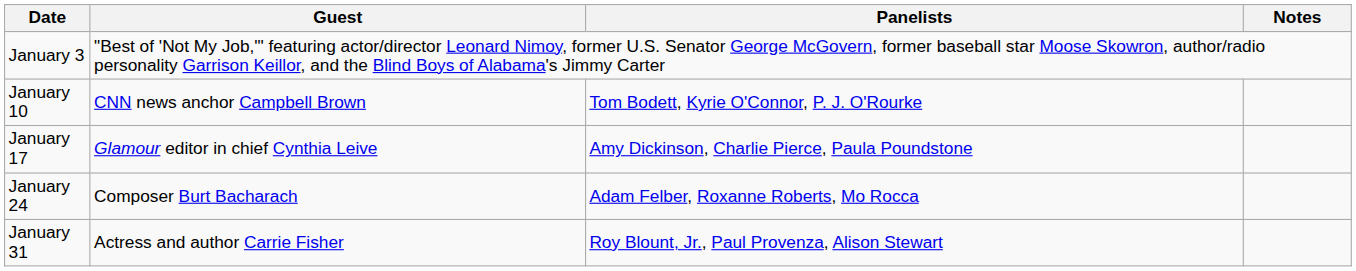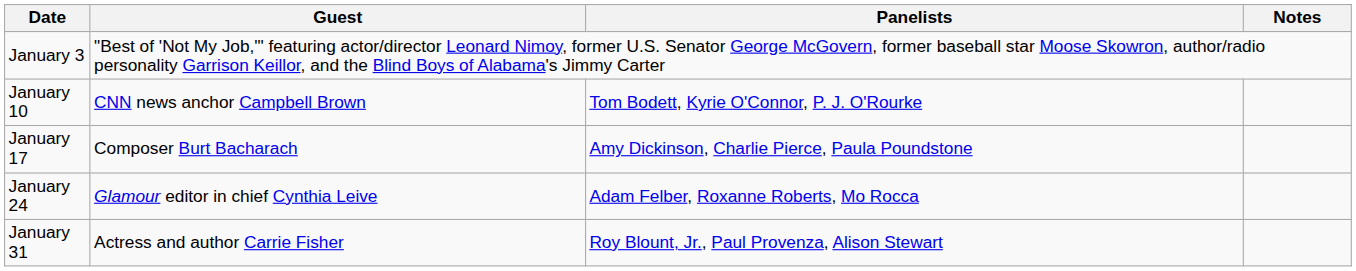(236, 149) Glamour editor in chief Cynthia Leive -> (196, 149) Composer Burt Bacharach
(196, 195) Composer Burt Bacharach -> (236, 195) Glamour editor in chief Cynthia Leive
